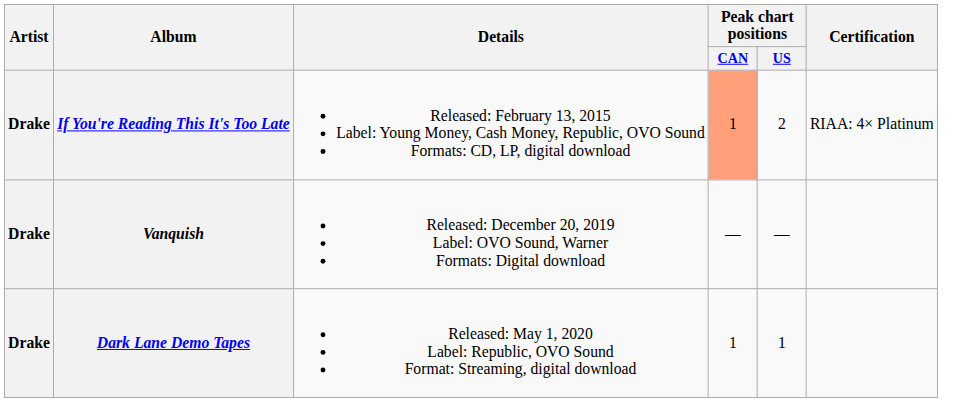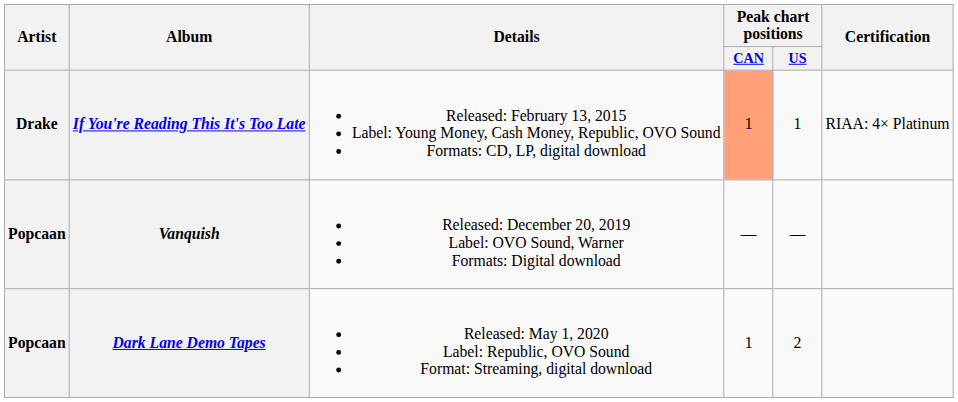(782, 124) 2 -> (798, 124) 1
(29, 234) Drake -> (37, 234) Popcaan
(29, 343) Drake -> (37, 343) Popcaan
(782, 343) 1 -> (798, 343) 2
